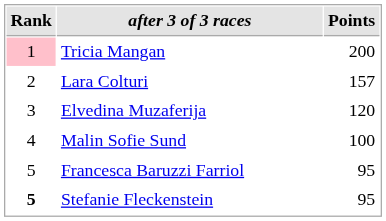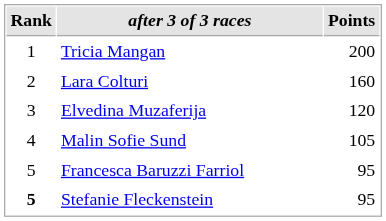(31, 51) pink background -> (31, 51) no background
(362, 81) 157 -> (362, 81) 160
(362, 140) 100 -> (362, 140) 105
